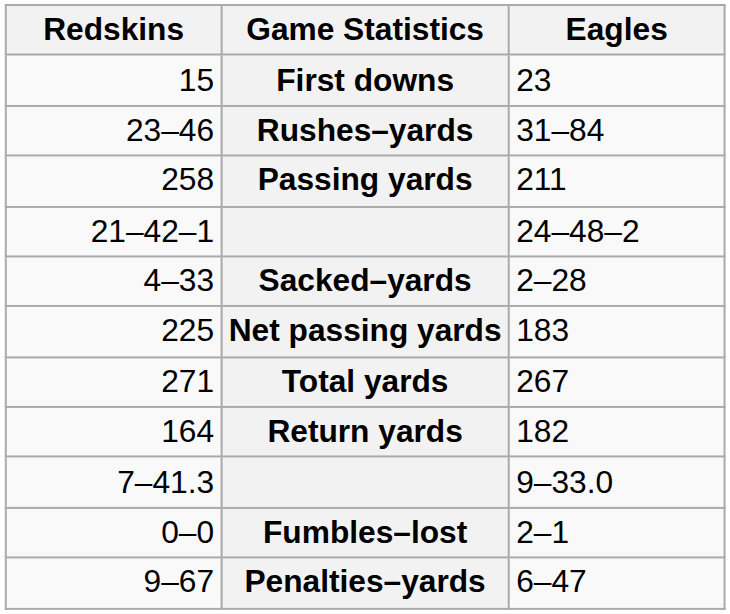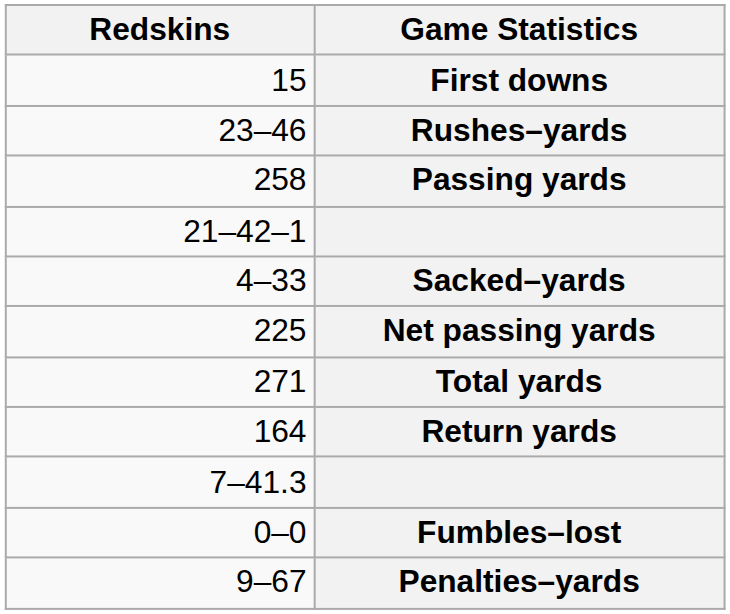- column: (617, 29)
